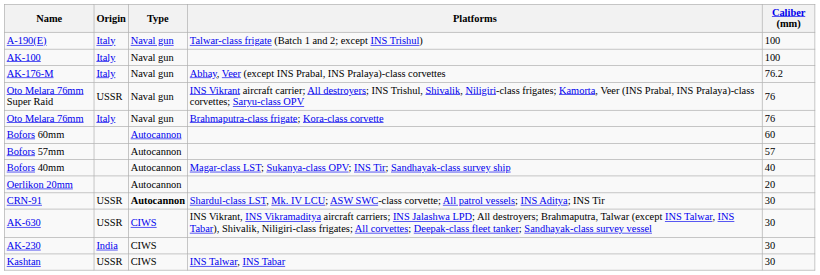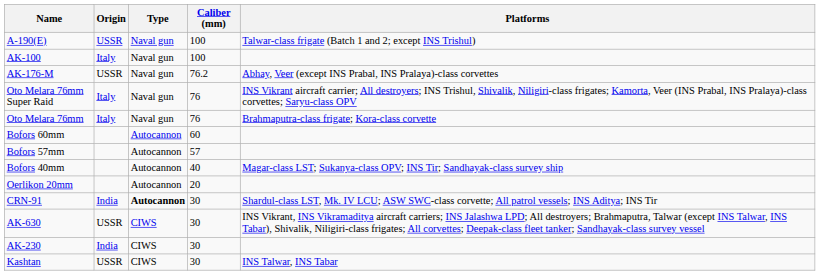columns swapped: (789, 18) <-> (475, 18)
(106, 40) Italy -> (109, 40) USSR
(106, 73) Italy -> (109, 73) USSR
(109, 96) USSR -> (106, 96) Italy
(109, 201) USSR -> (107, 201) India
